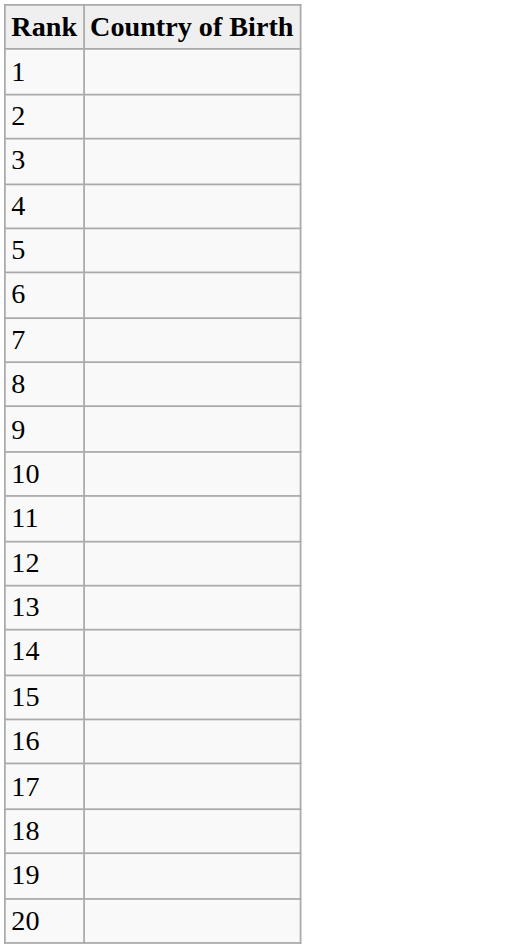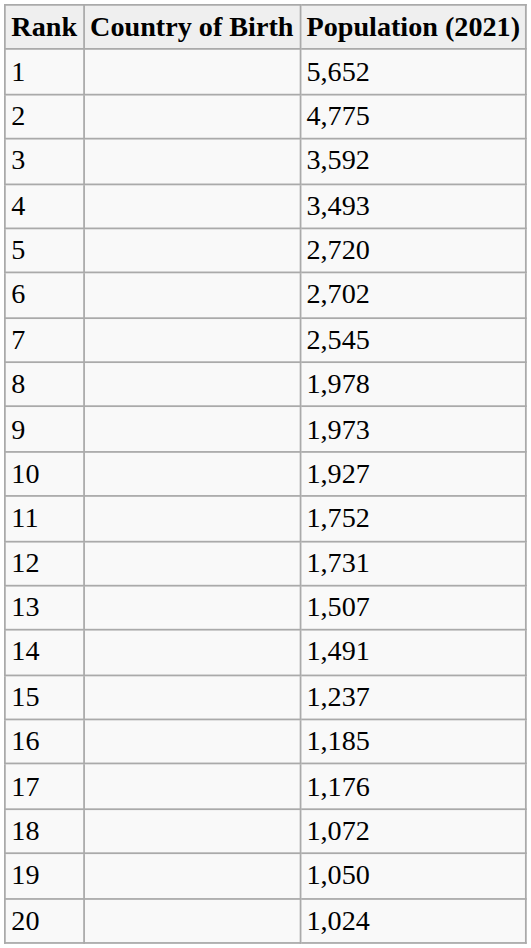+ column: (413, 26)
